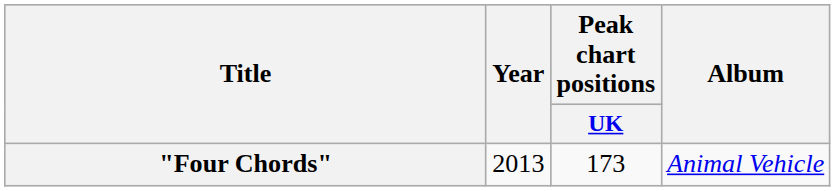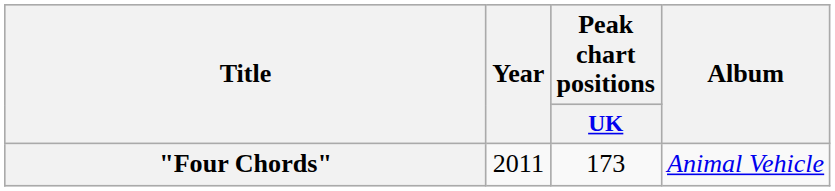(518, 163) 2013 -> (518, 163) 2011
